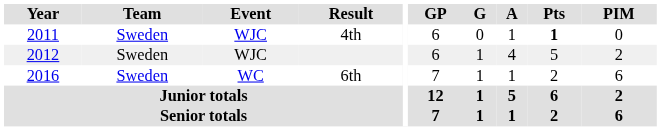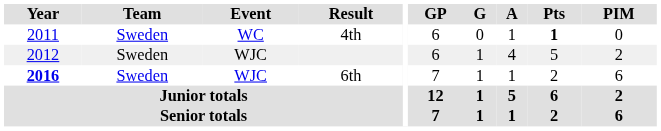(251, 34) WJC -> (251, 34) WC
(43, 75) normal -> (43, 75) bold
(251, 75) WC -> (251, 75) WJC
